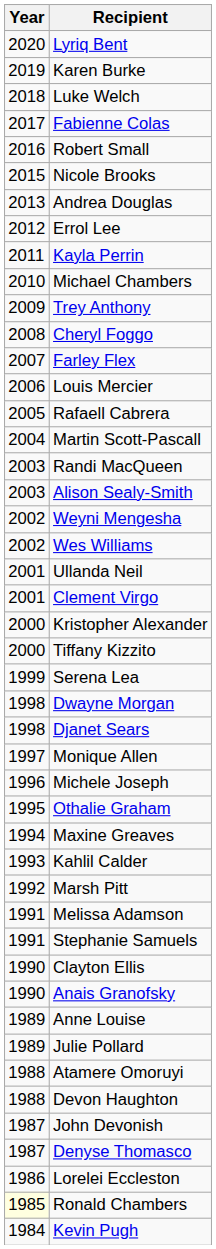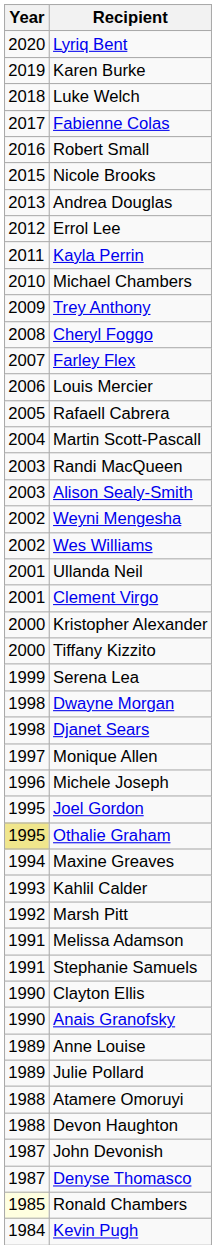+ row: (98, 809)
(27, 809) no background -> (27, 835) khaki background
- row: (116, 1178)
